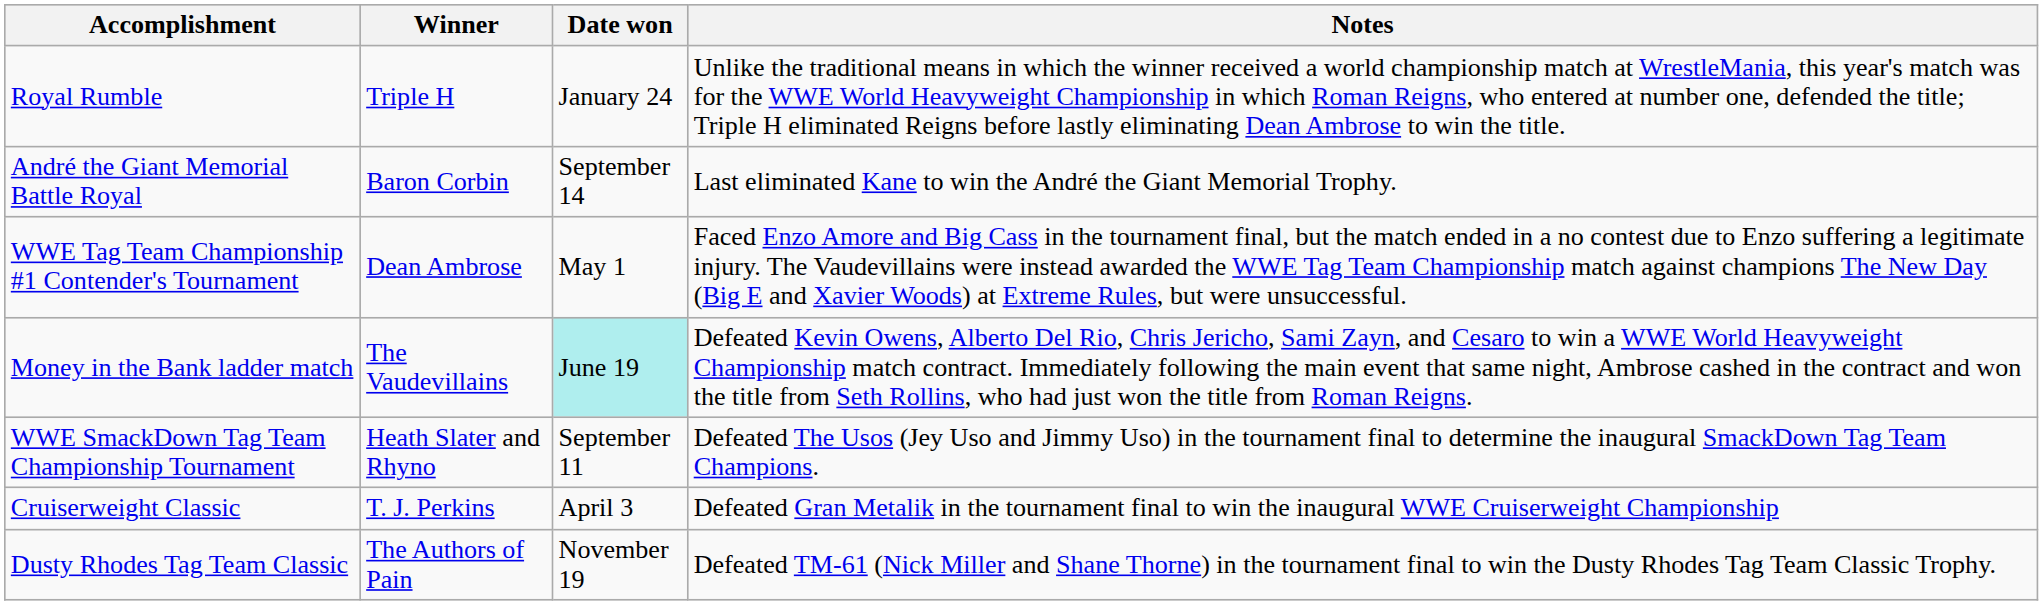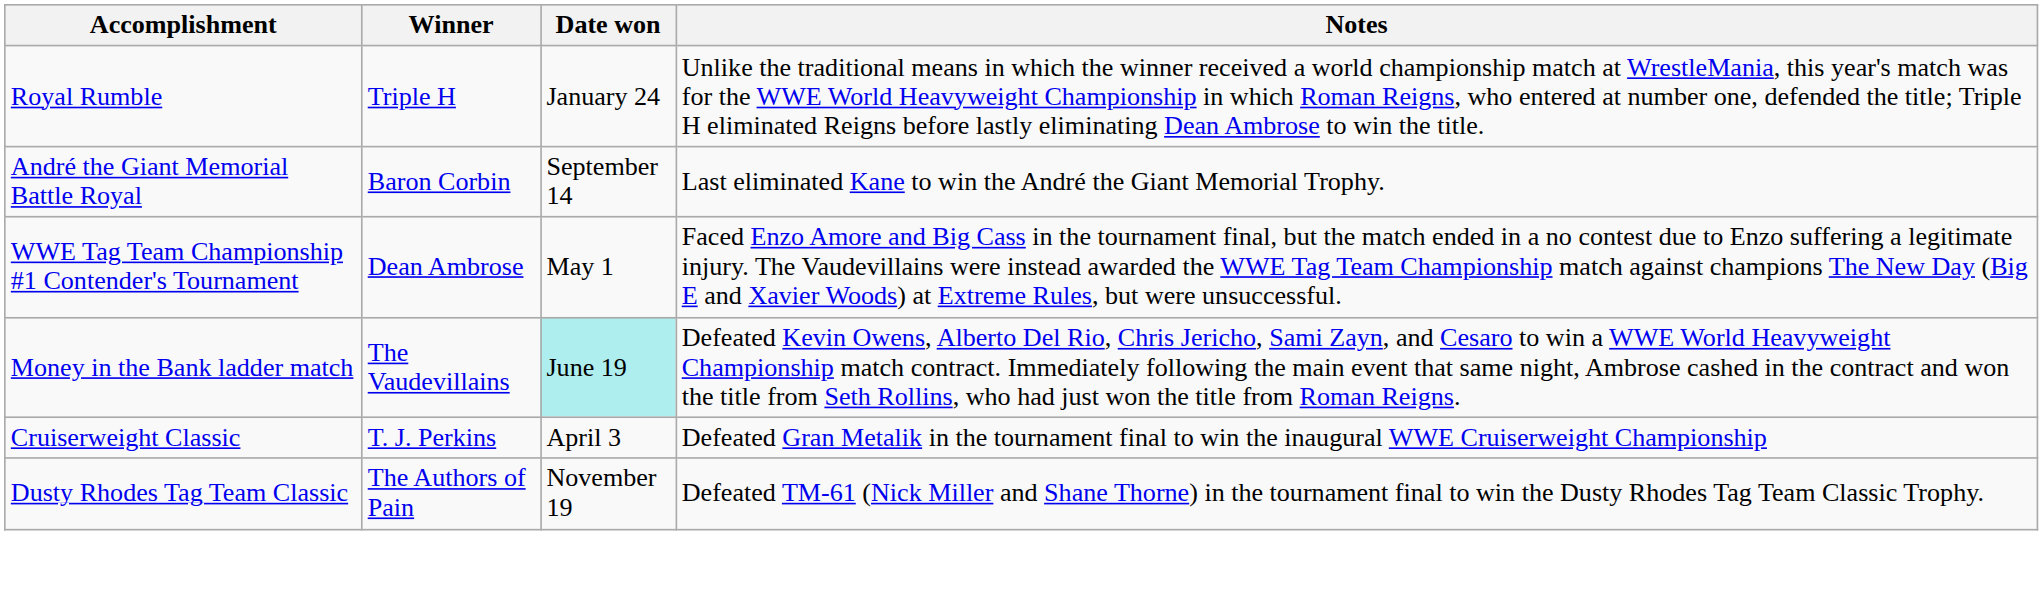- row: (168, 452)
